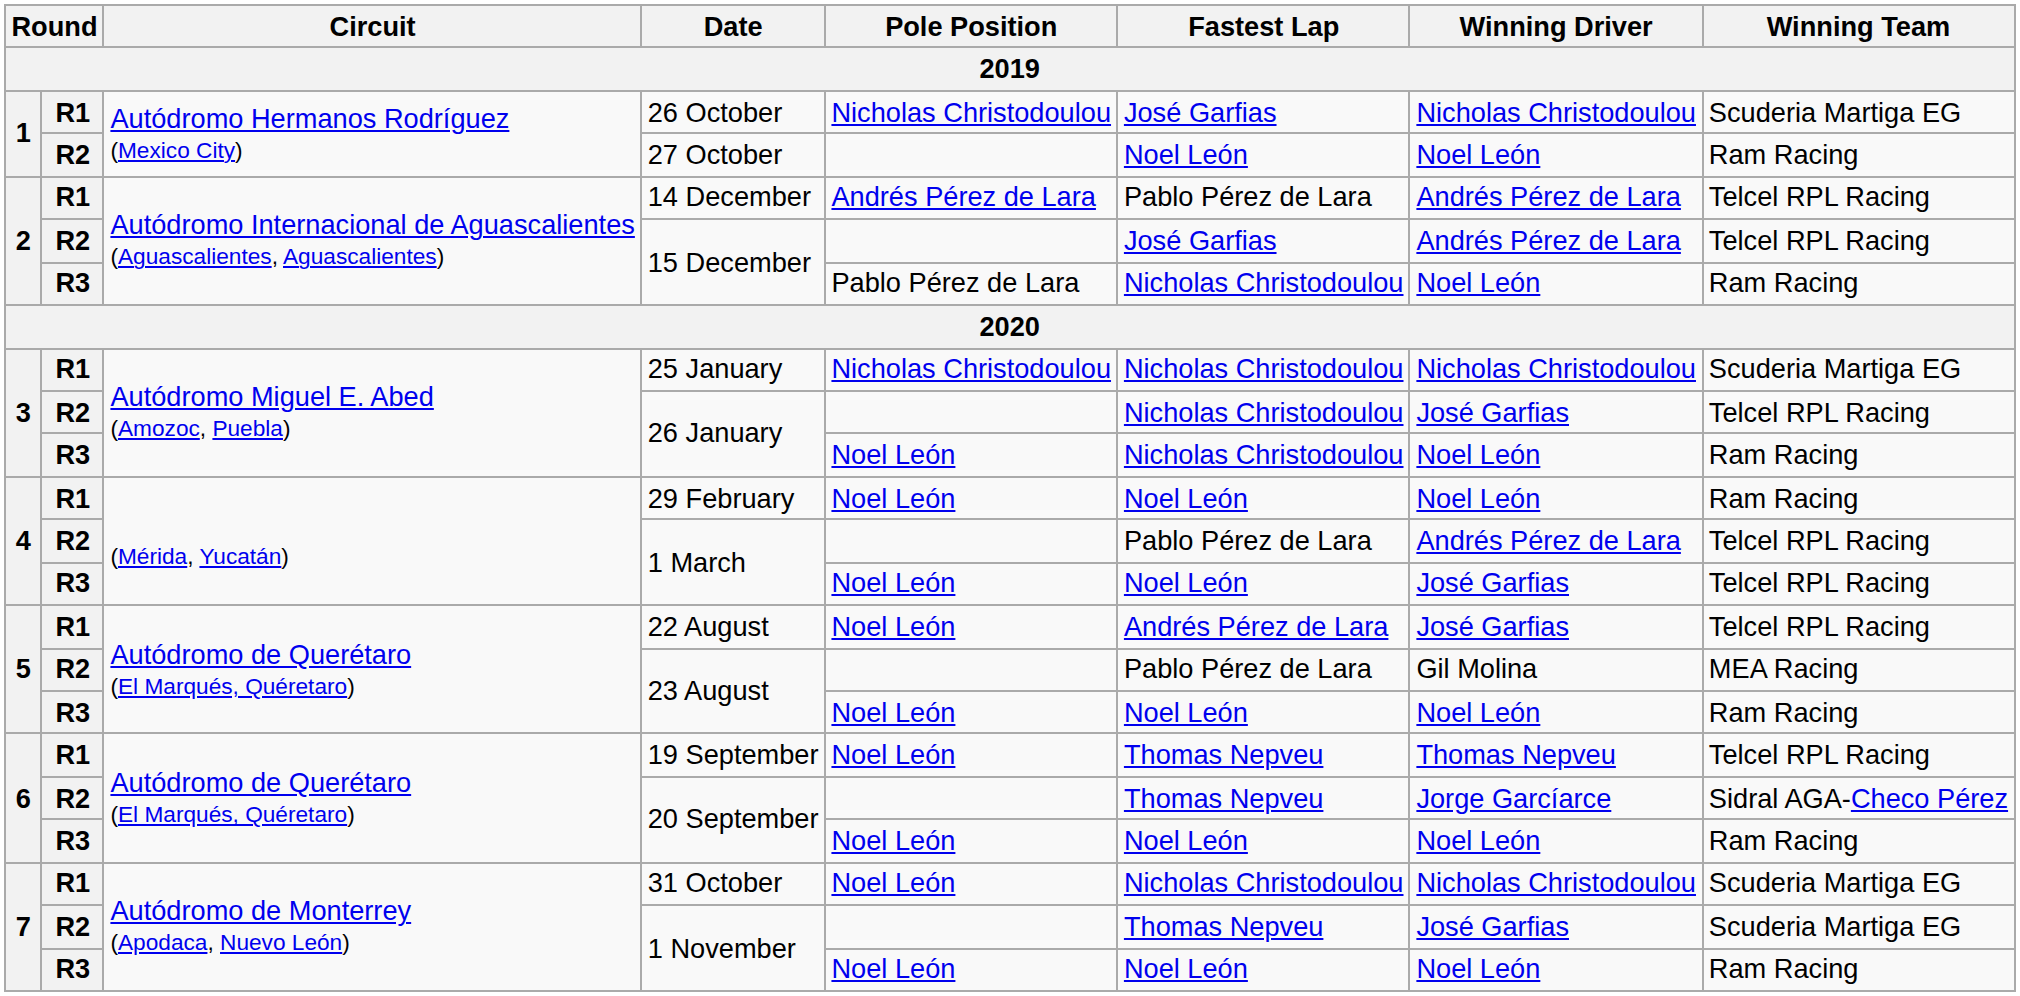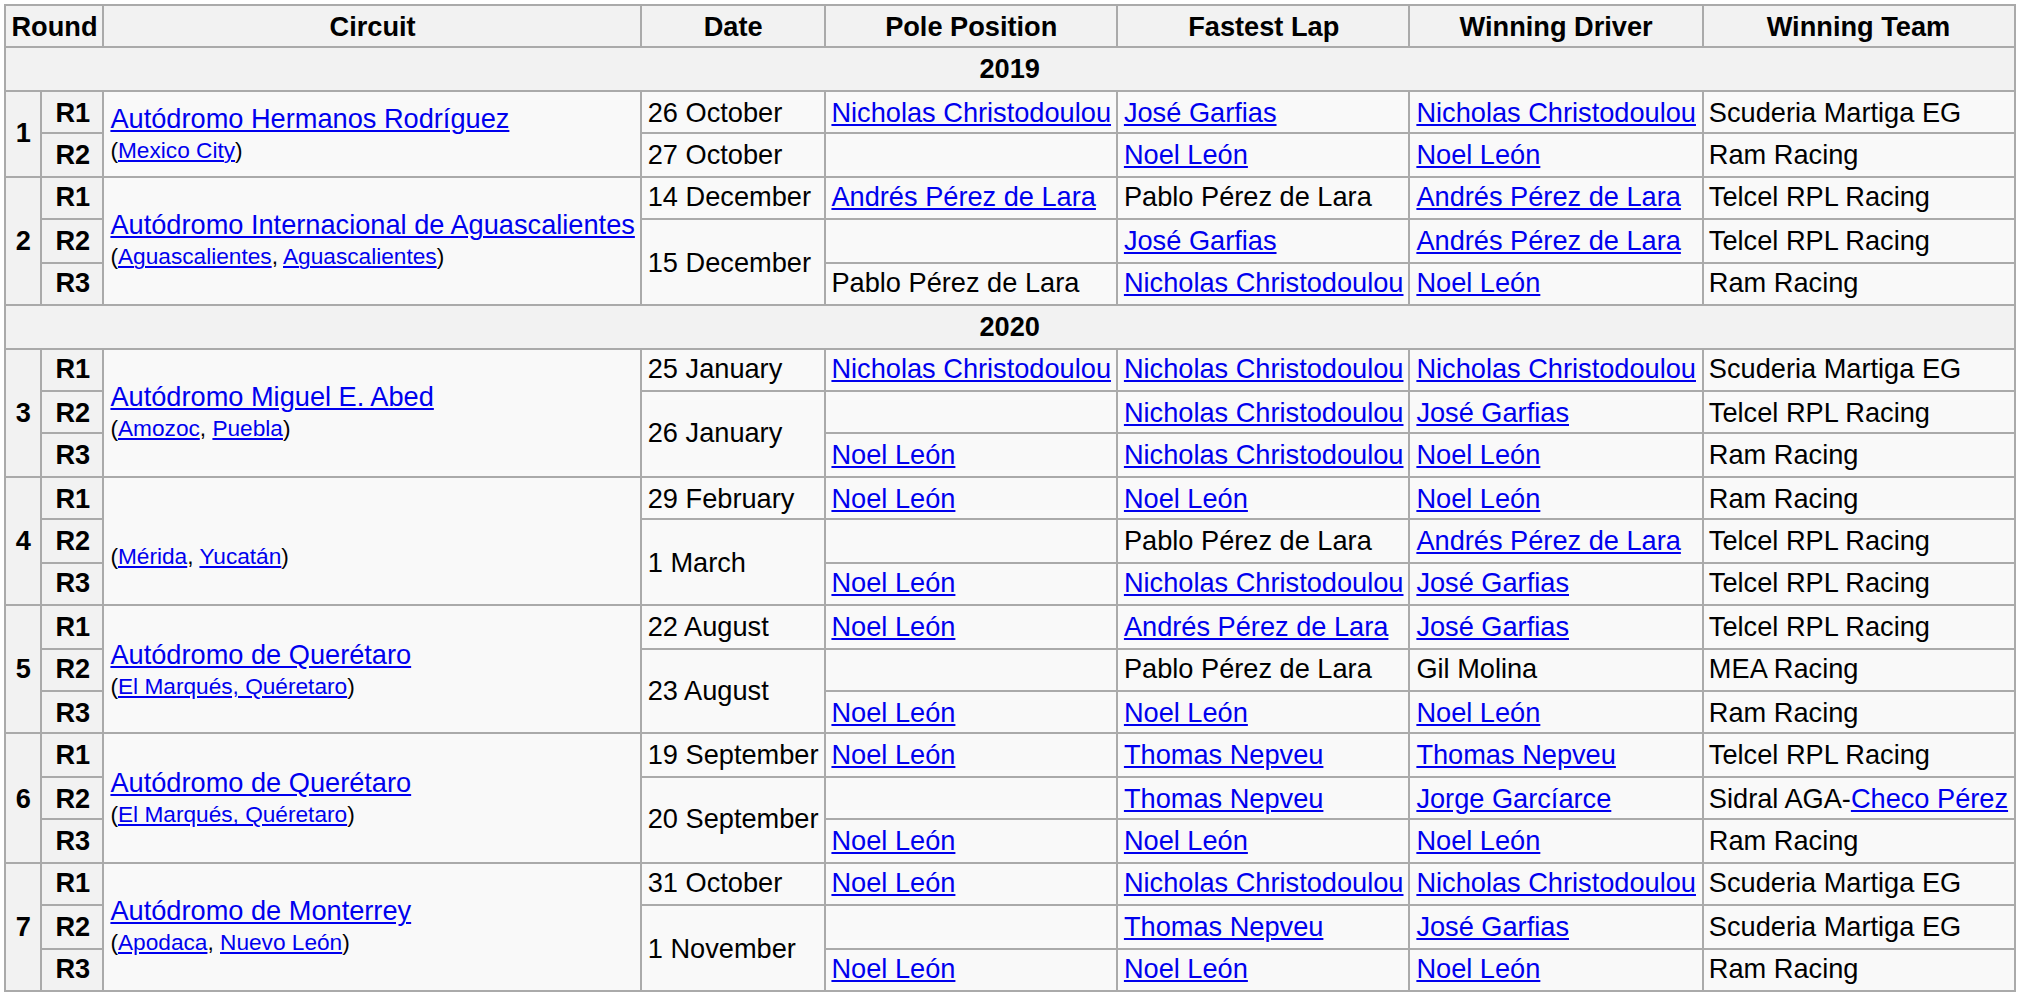(1186, 583) Noel León -> (1264, 583) Nicholas Christodoulou
